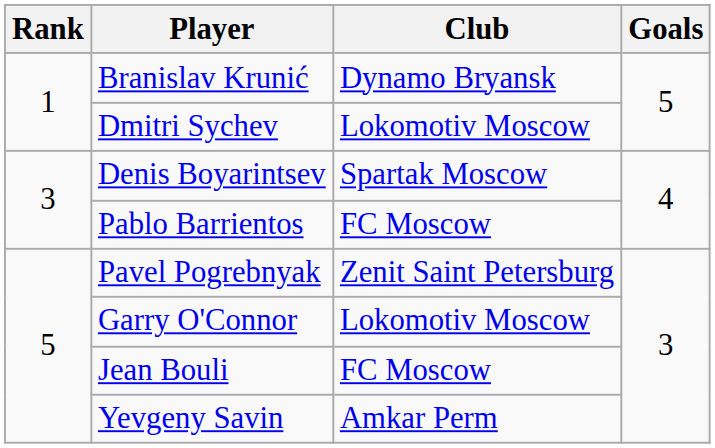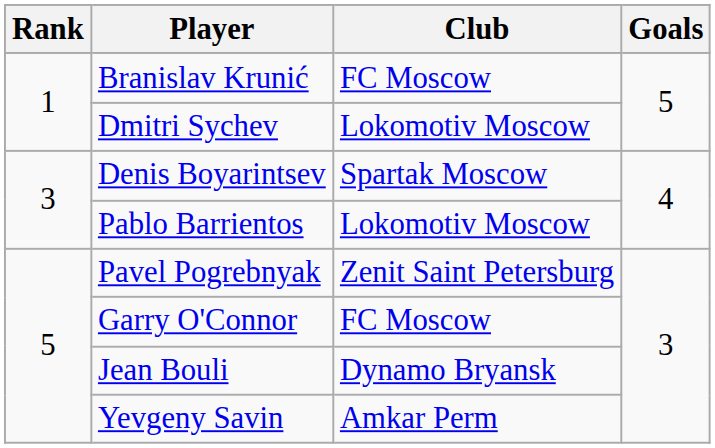(448, 77) Dynamo Bryansk -> (415, 77) FC Moscow
(415, 223) FC Moscow -> (465, 223) Lokomotiv Moscow
(465, 321) Lokomotiv Moscow -> (415, 321) FC Moscow
(415, 369) FC Moscow -> (448, 369) Dynamo Bryansk
